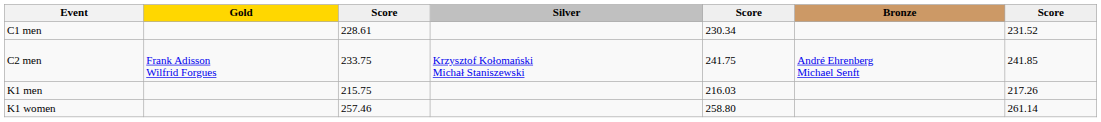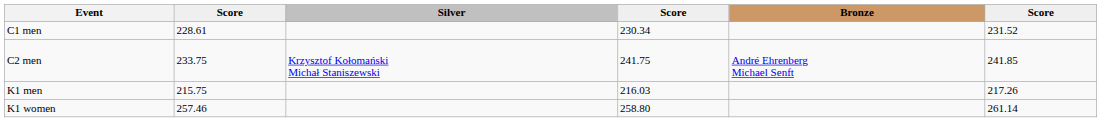- column: (241, 13)
